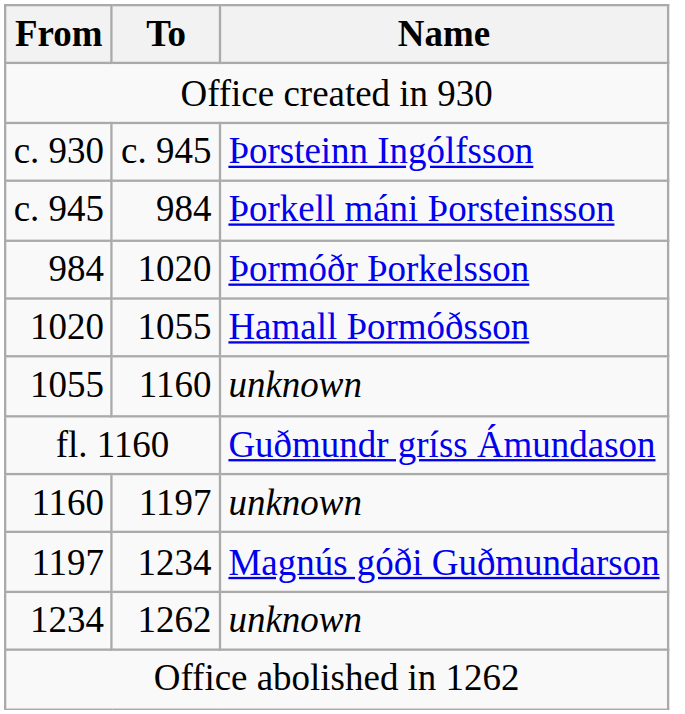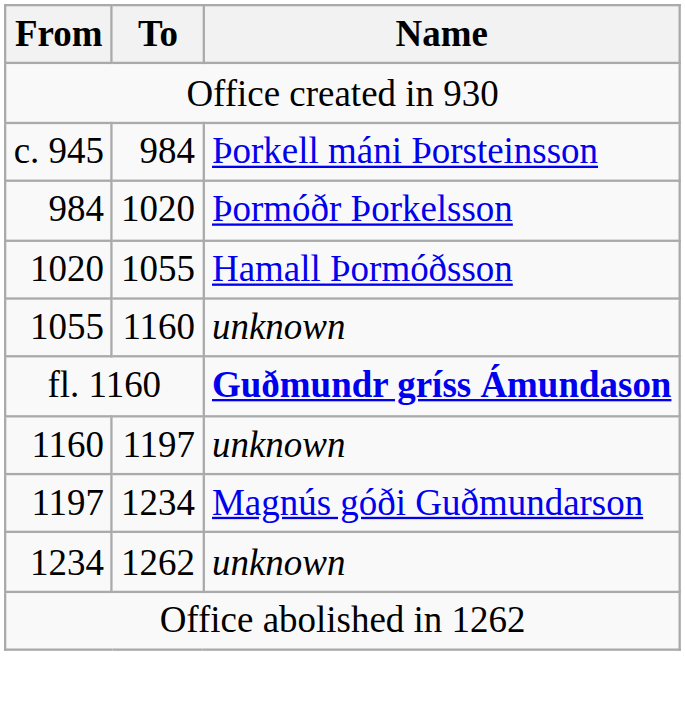- row: (59, 151)
(442, 444) normal -> (442, 385) bold
